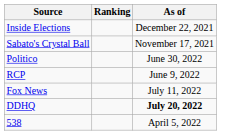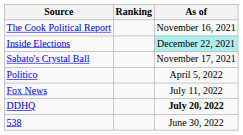+ row: (59, 28)
(174, 28) no background -> (196, 43) paleturquoise background
(174, 59) June 30, 2022 -> (196, 75) April 5, 2022
- row: (16, 75)
(174, 122) April 5, 2022 -> (196, 122) June 30, 2022
